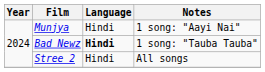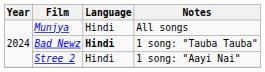(188, 28) 1 song: "Aayi Nai" -> (162, 28) All songs
(162, 59) All songs -> (188, 59) 1 song: "Aayi Nai"
